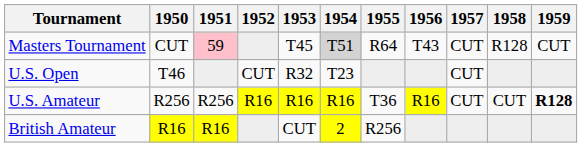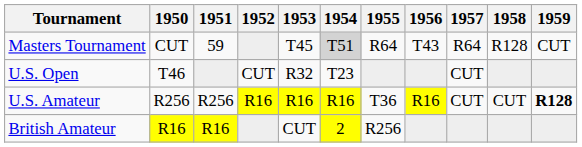(216, 46) pink background -> (216, 46) no background
(467, 46) CUT -> (467, 46) R64
